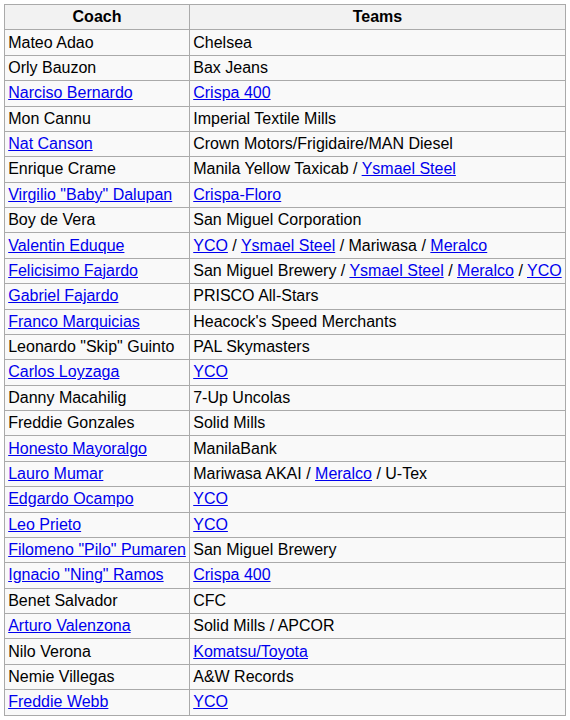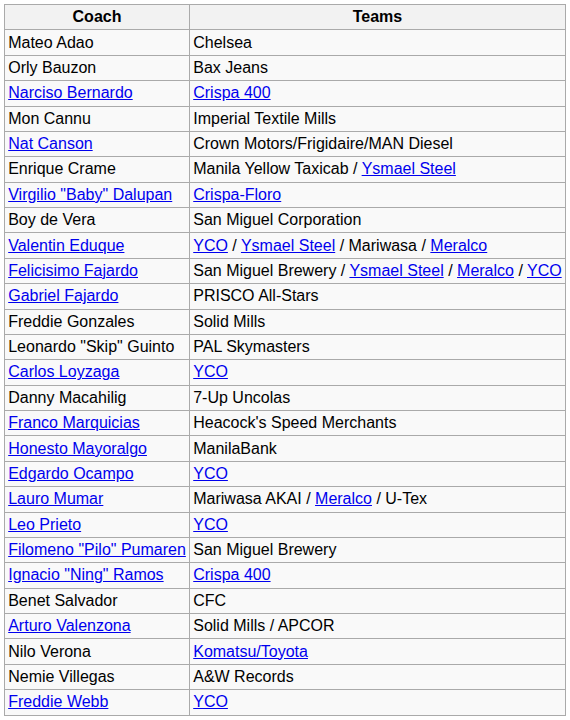rows swapped: (71, 423) <-> (74, 321)
rows swapped: (56, 473) <-> (71, 499)
